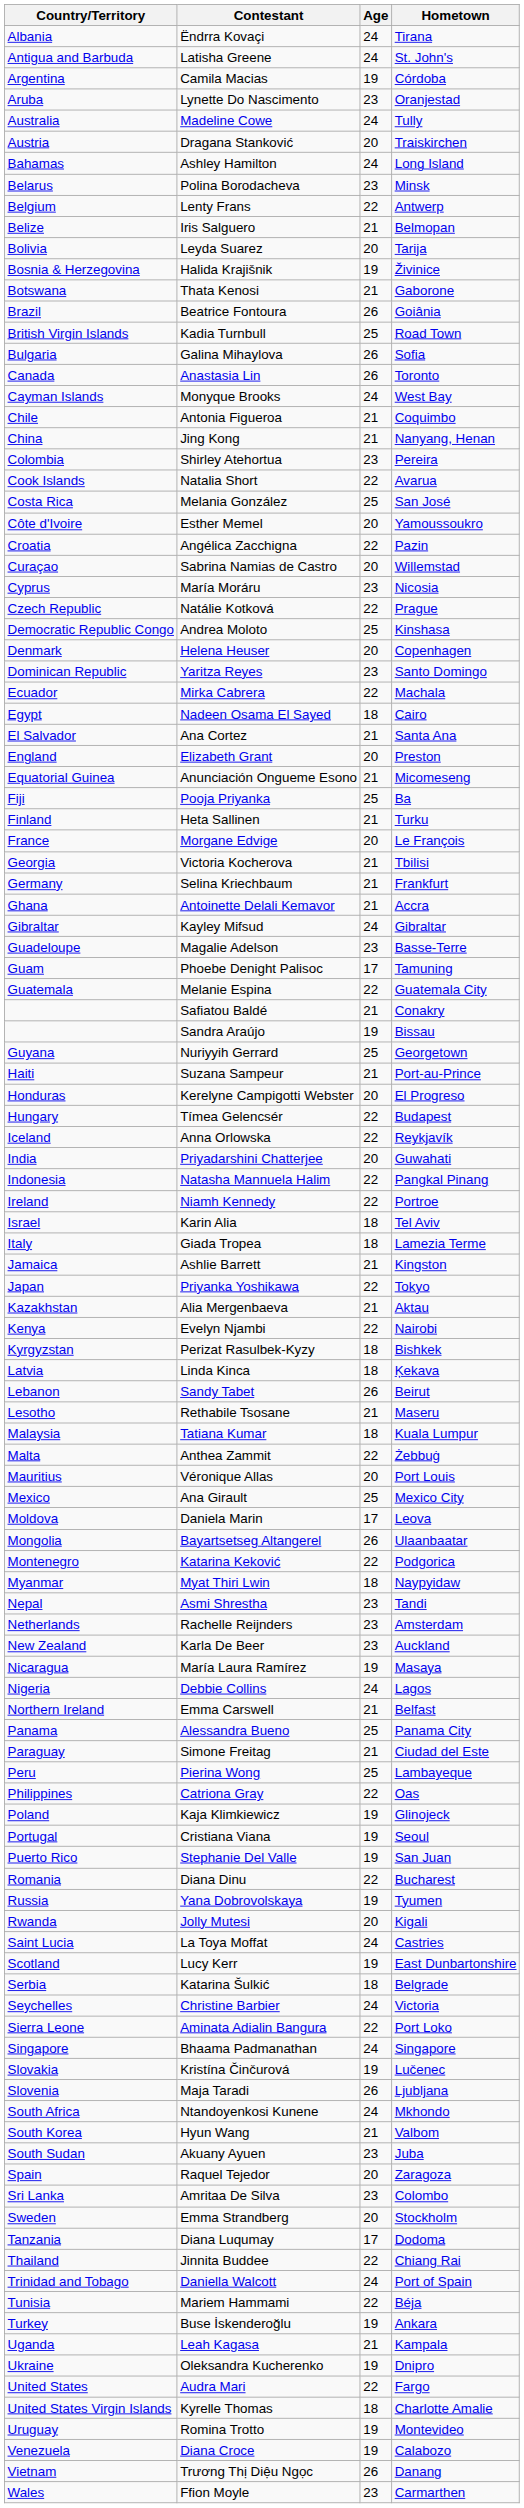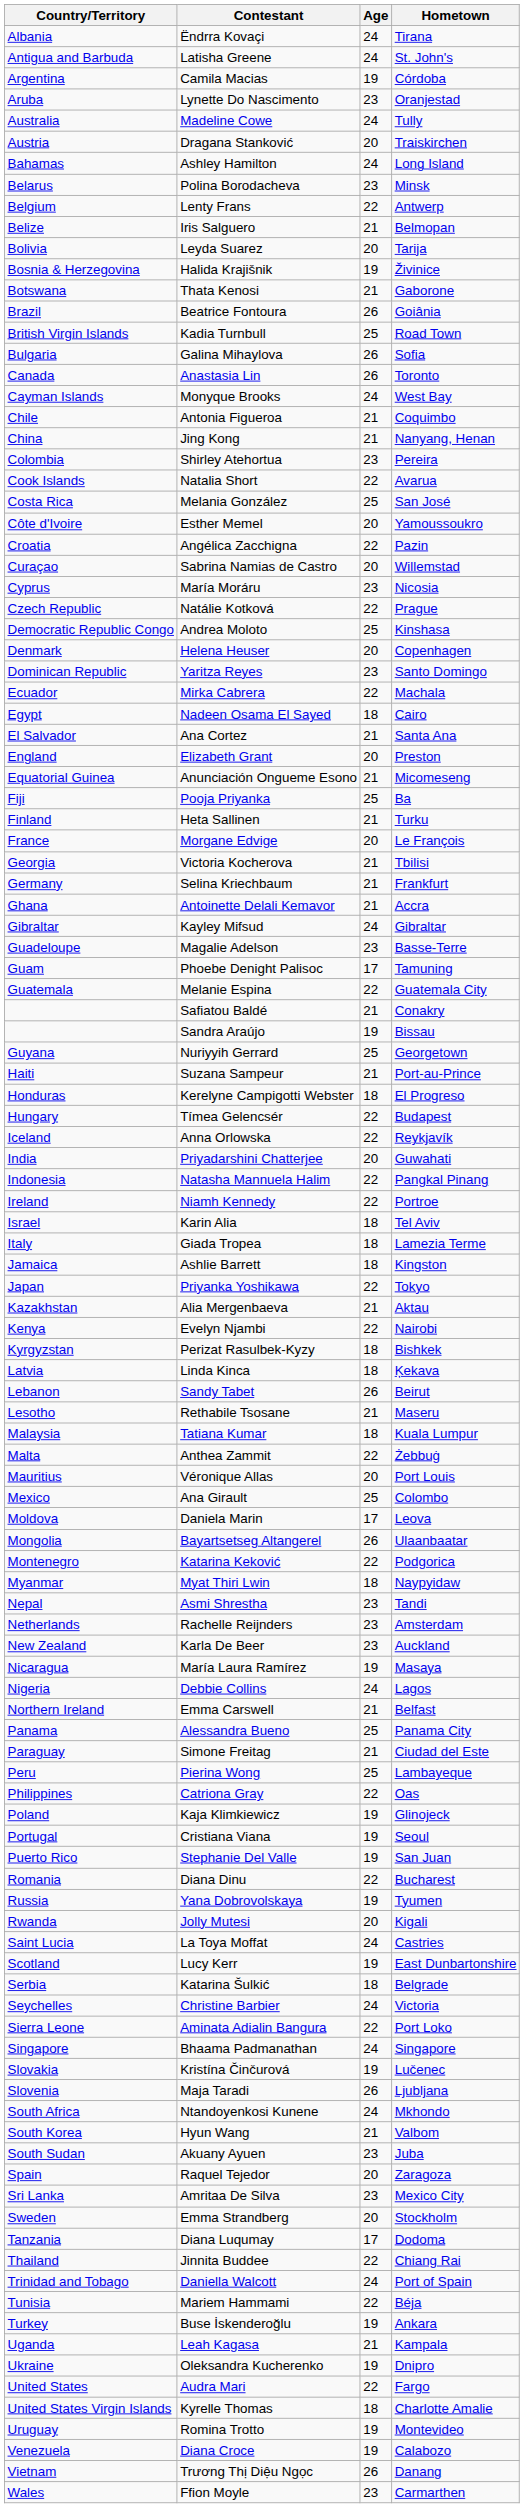(371, 1095) 20 -> (371, 1095) 18
(371, 1265) 21 -> (371, 1265) 18
(429, 1497) Mexico City -> (421, 1497) Colombo
(421, 2196) Colombo -> (429, 2196) Mexico City
